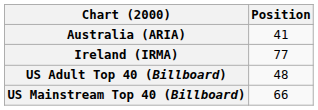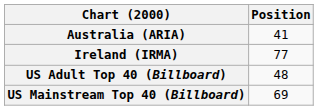(281, 95) 66 -> (281, 95) 69
